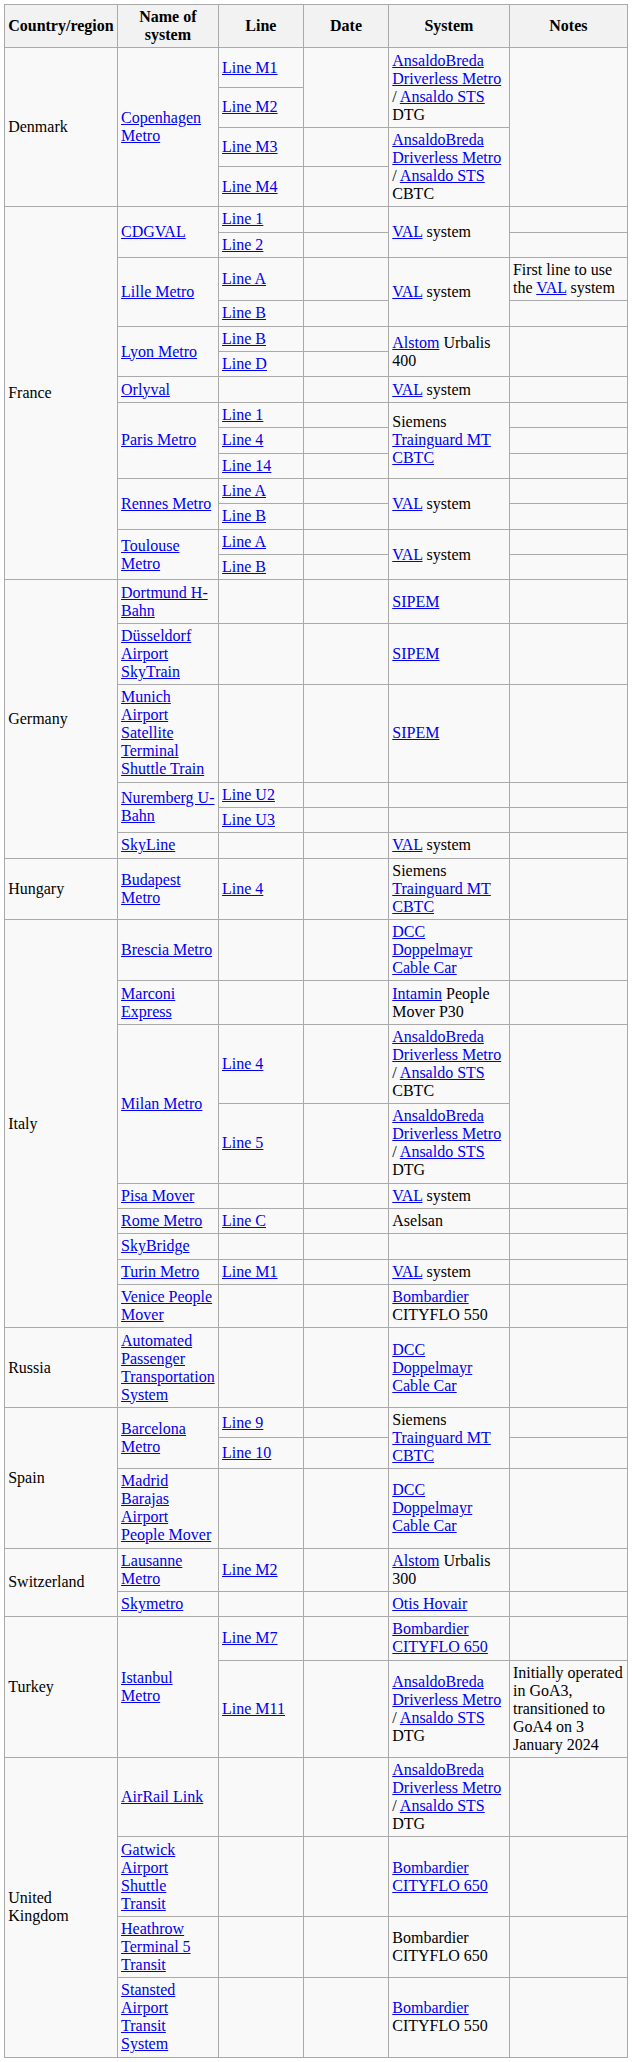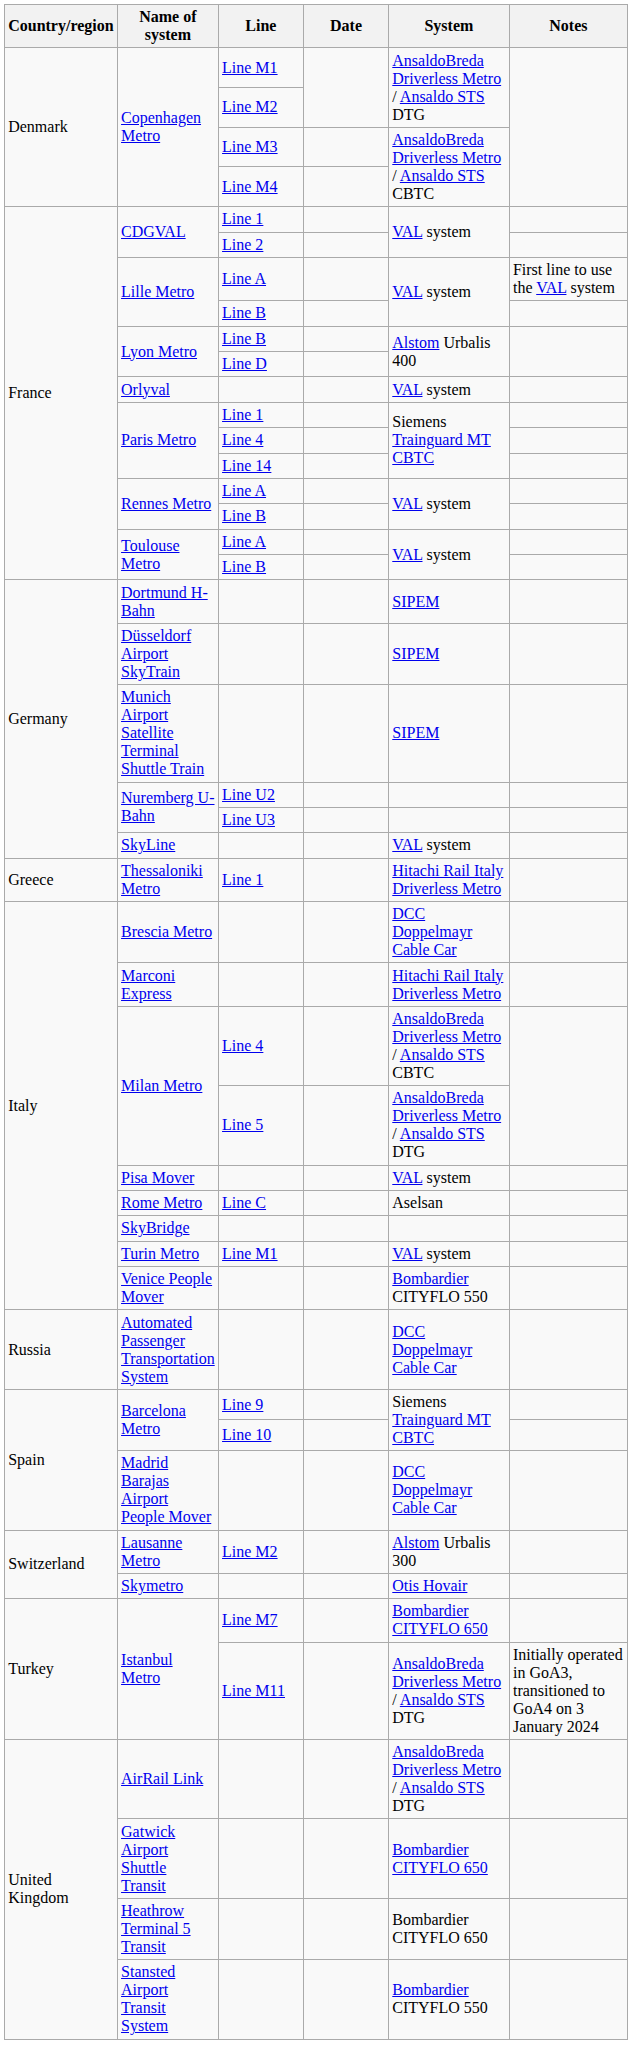+ row: (162, 879)
- row: (151, 888)
(441, 1002) Intamin People Mover P30 -> (448, 984) Hitachi Rail Italy Driverless Metro
